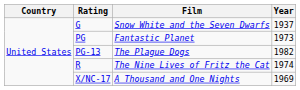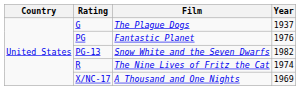(192, 25) Snow White and the Seven Dwarfs -> (152, 25) The Plague Dogs
(284, 38) 1973 -> (284, 38) 1976
(152, 52) The Plague Dogs -> (192, 52) Snow White and the Seven Dwarfs
